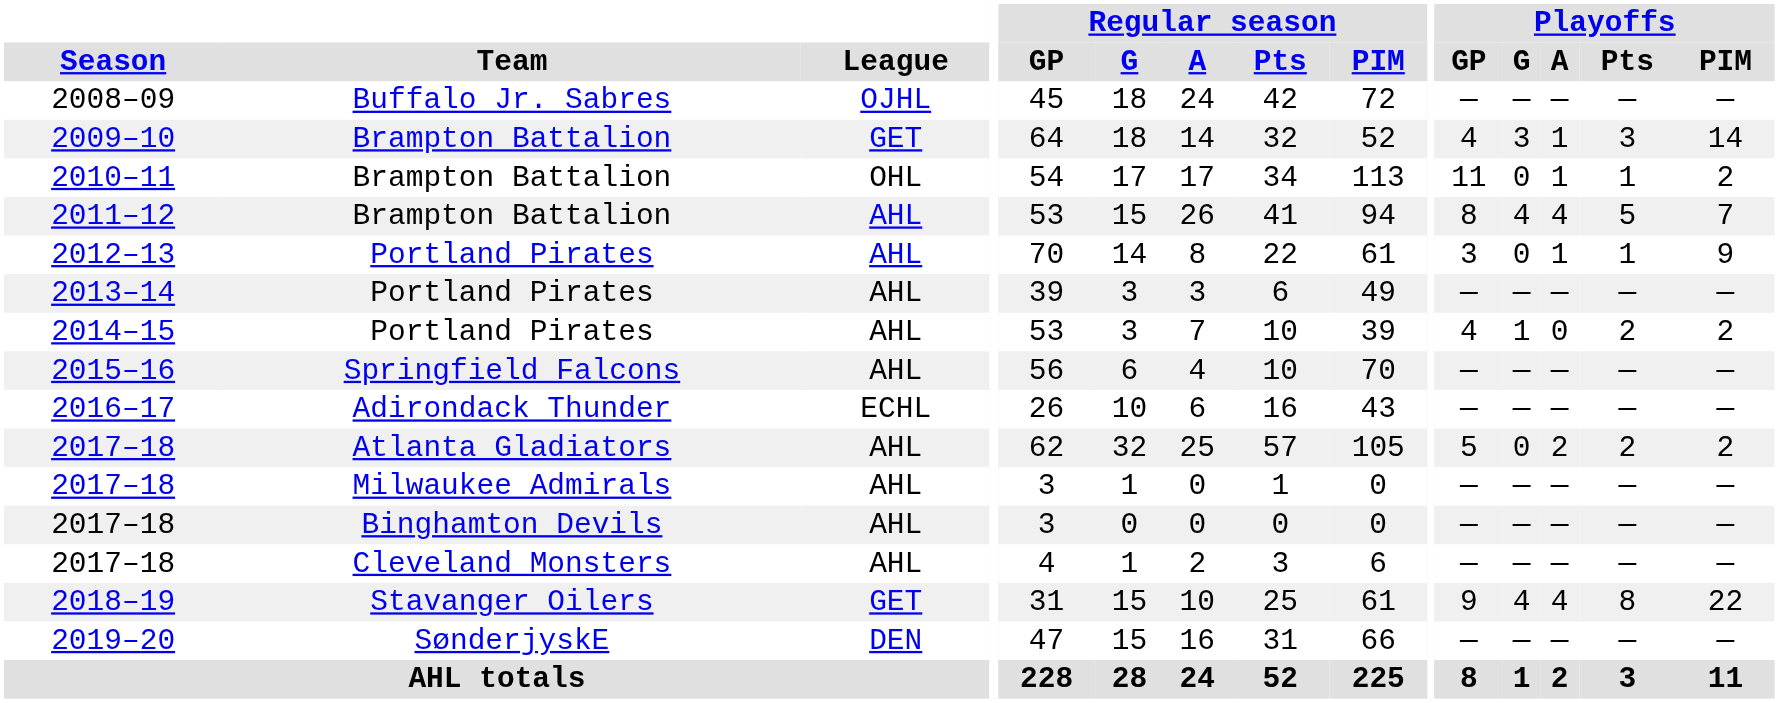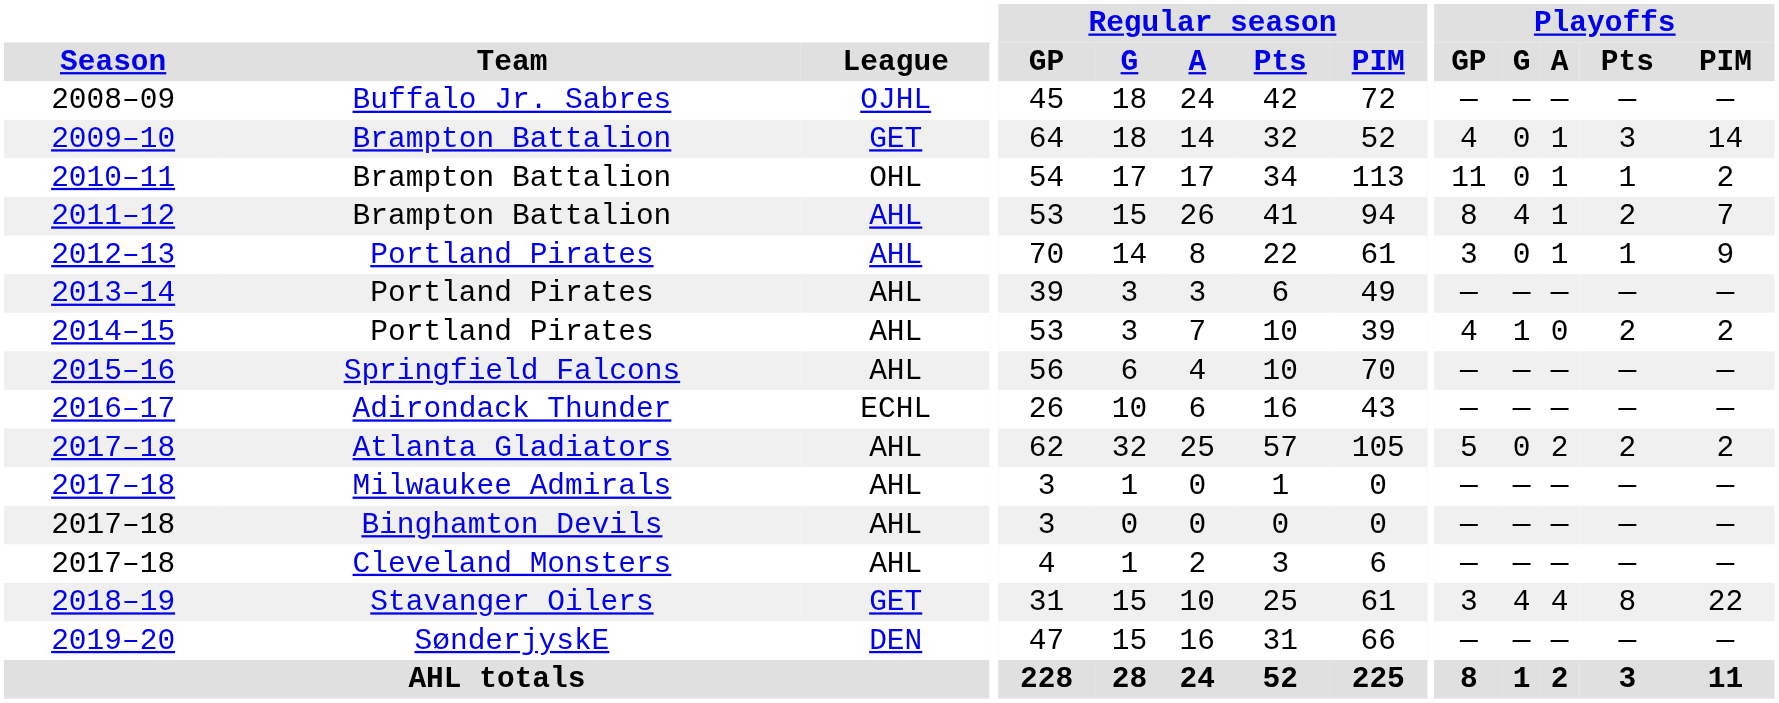(1522, 139) 3 -> (1522, 139) 0
(1560, 216) 4 -> (1560, 216) 1
(1627, 216) 5 -> (1627, 216) 2
(1469, 602) 9 -> (1469, 602) 3
